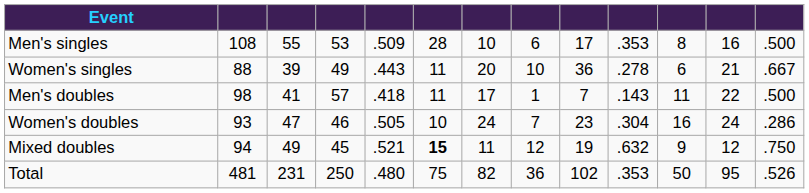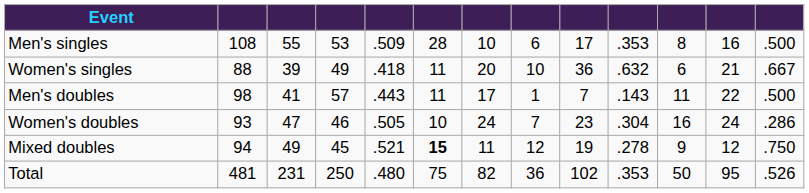(389, 69) .443 -> (389, 69) .418
(633, 69) .278 -> (633, 69) .632
(389, 95) .418 -> (389, 95) .443
(633, 148) .632 -> (633, 148) .278
